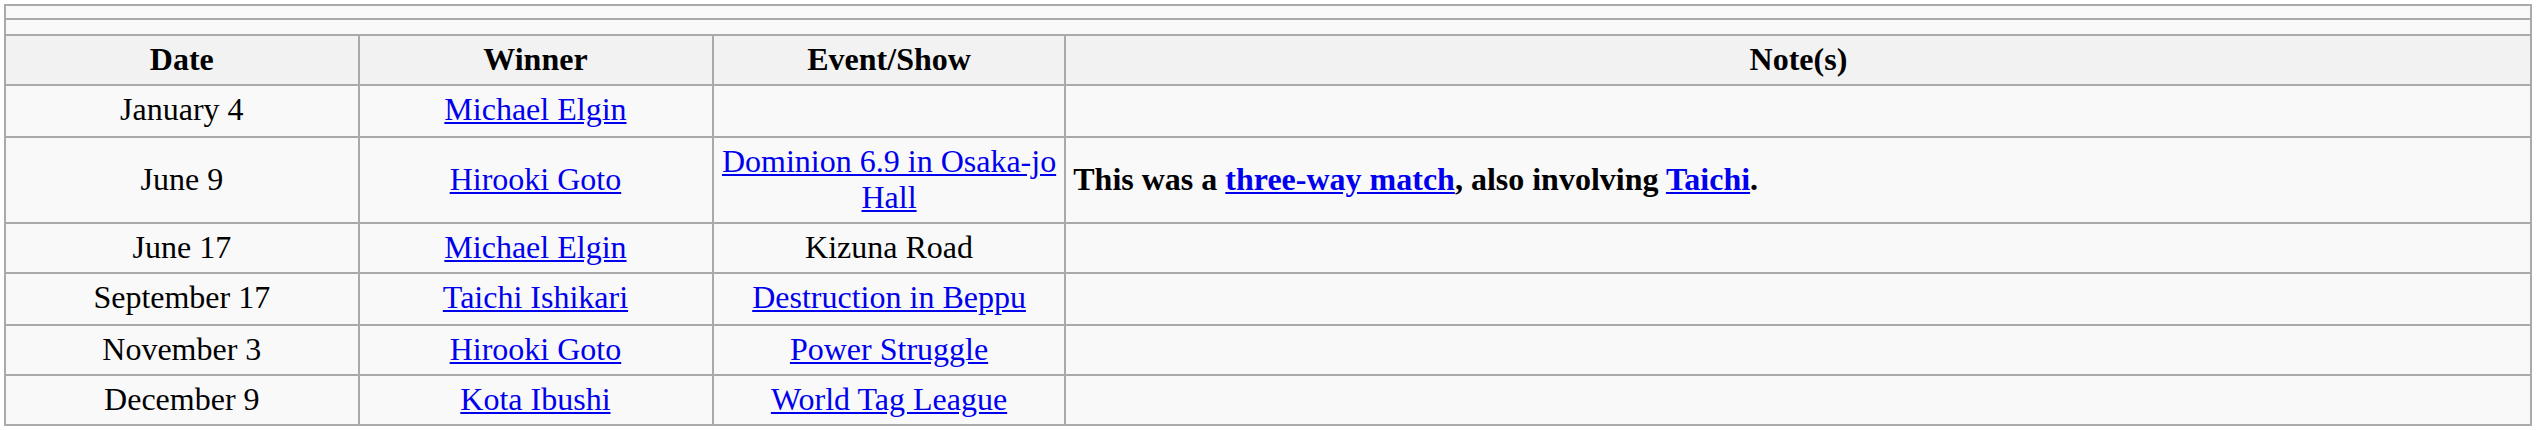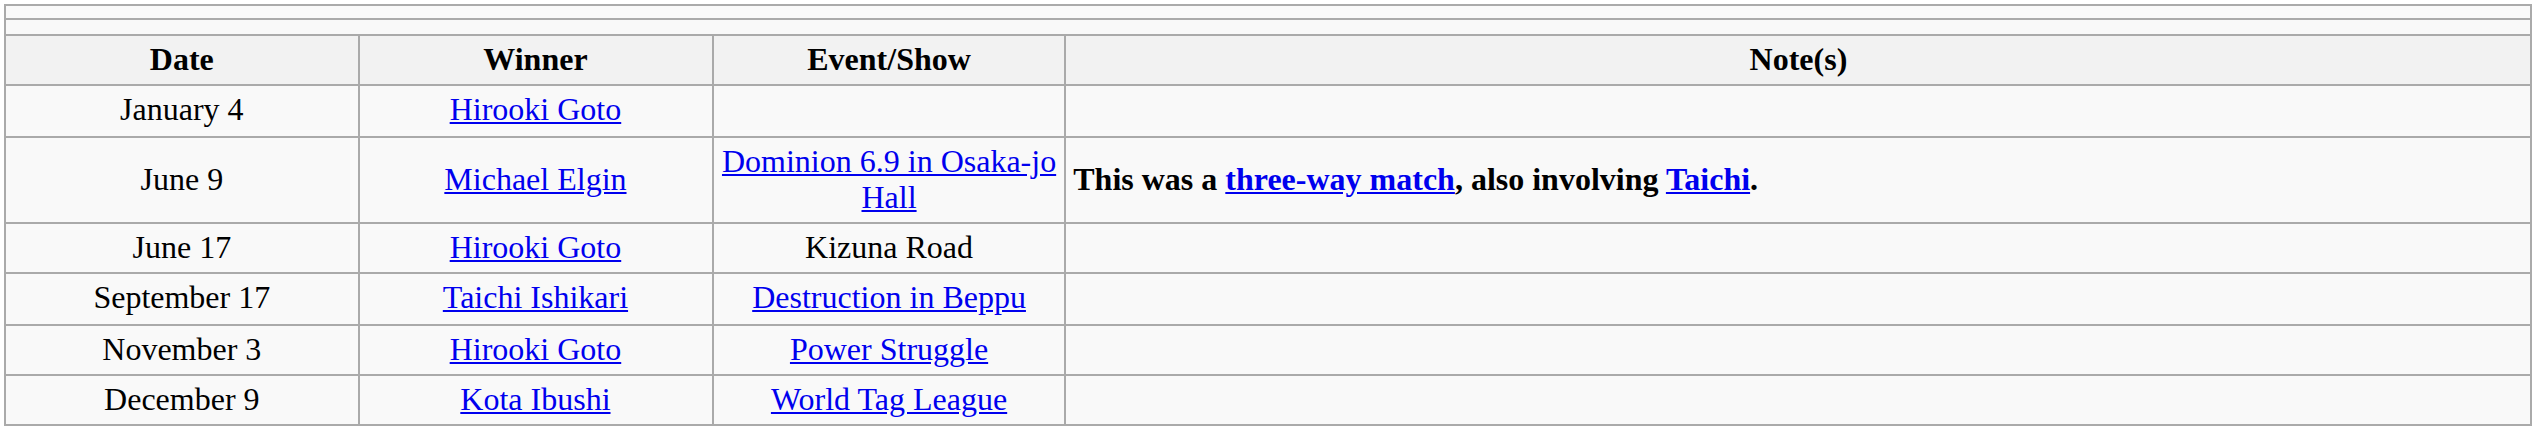(535, 110) Michael Elgin -> (535, 110) Hirooki Goto
(535, 178) Hirooki Goto -> (535, 178) Michael Elgin
(535, 247) Michael Elgin -> (535, 247) Hirooki Goto
